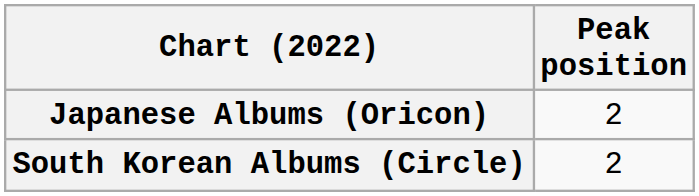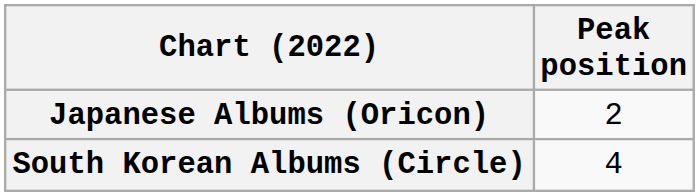(614, 165) 2 -> (614, 165) 4
